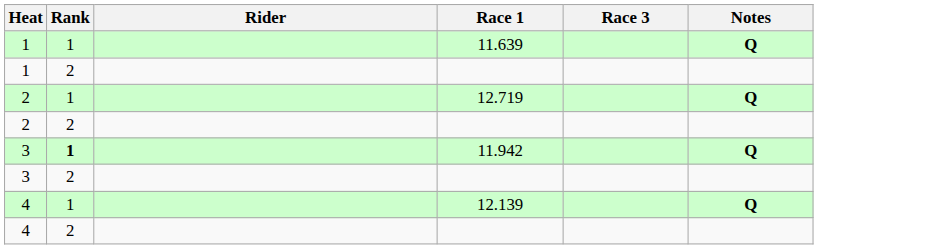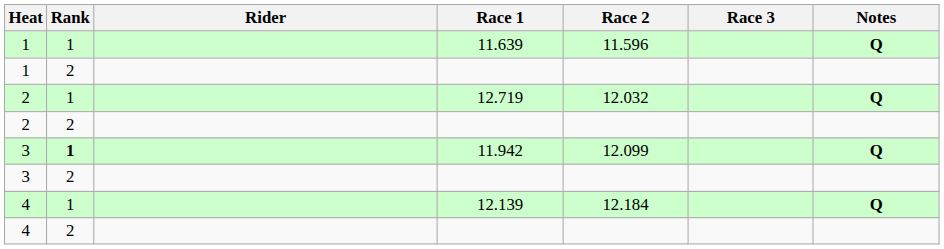+ column: (626, 17)
